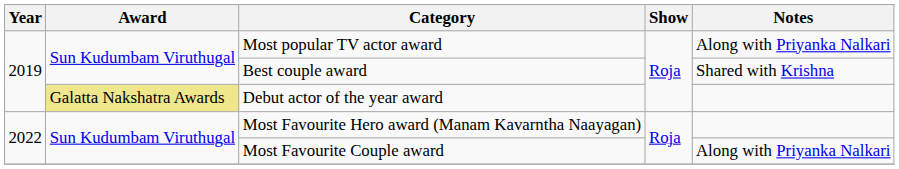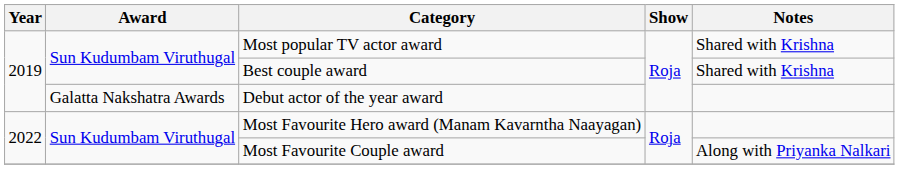(793, 44) Along with Priyanka Nalkari -> (765, 44) Shared with Krishna
(137, 97) khaki background -> (137, 97) no background
